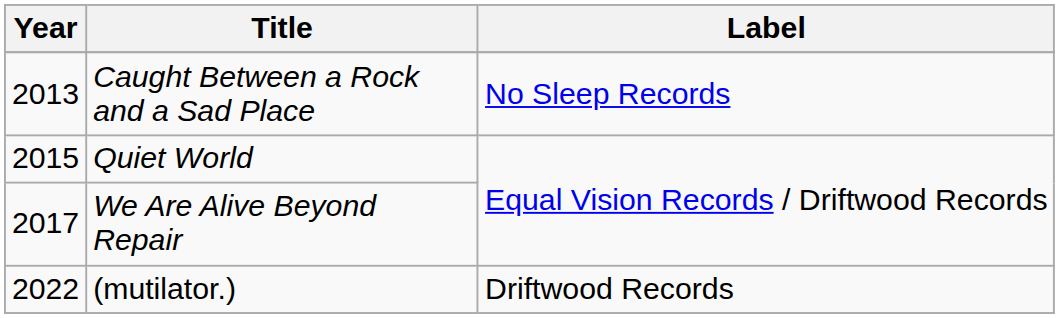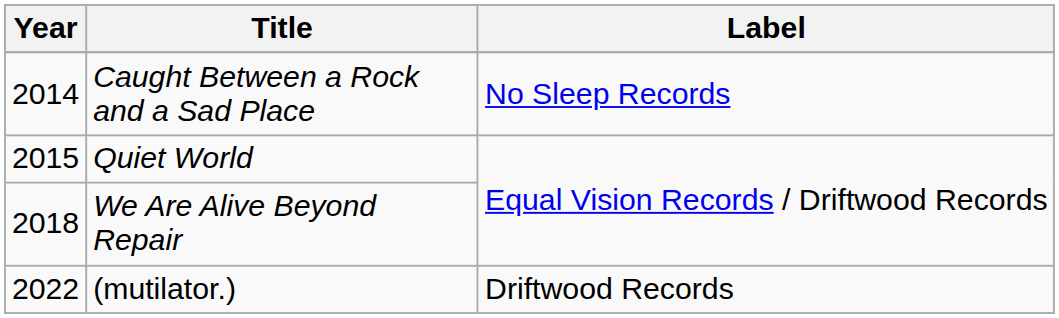(46, 93) 2013 -> (46, 93) 2014
(46, 223) 2017 -> (46, 223) 2018
